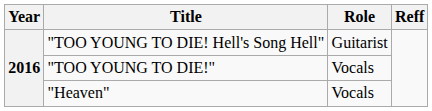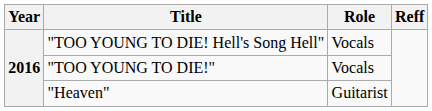(360, 42) Guitarist -> (353, 42) Vocals
(353, 93) Vocals -> (360, 93) Guitarist
